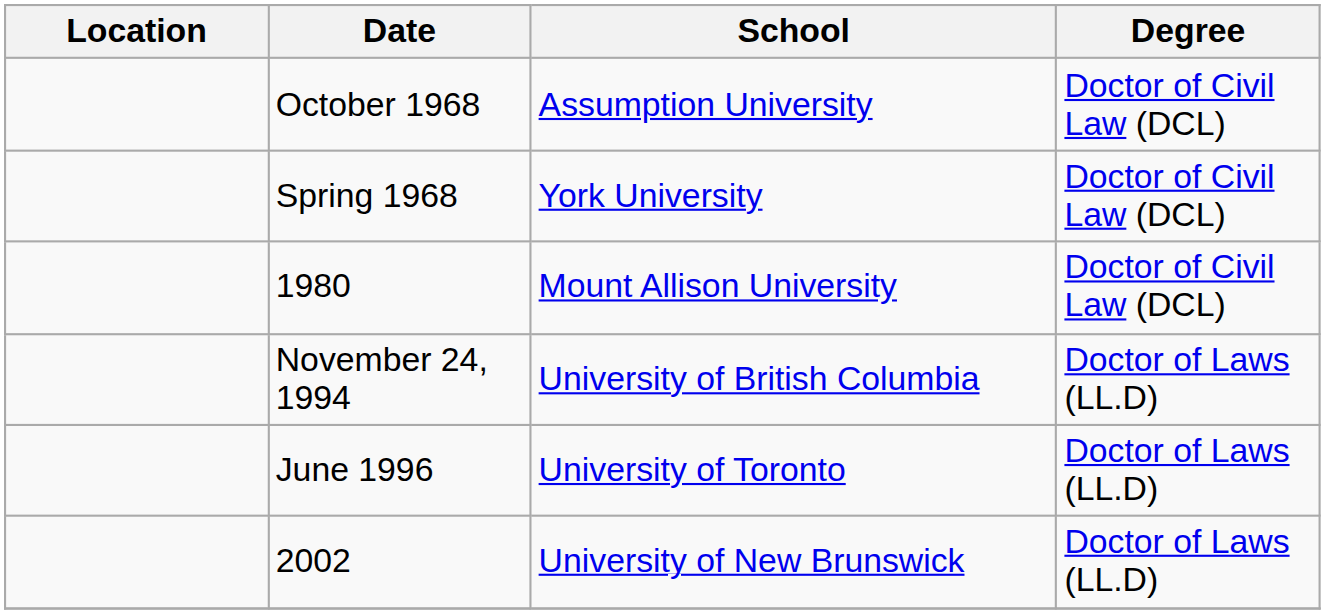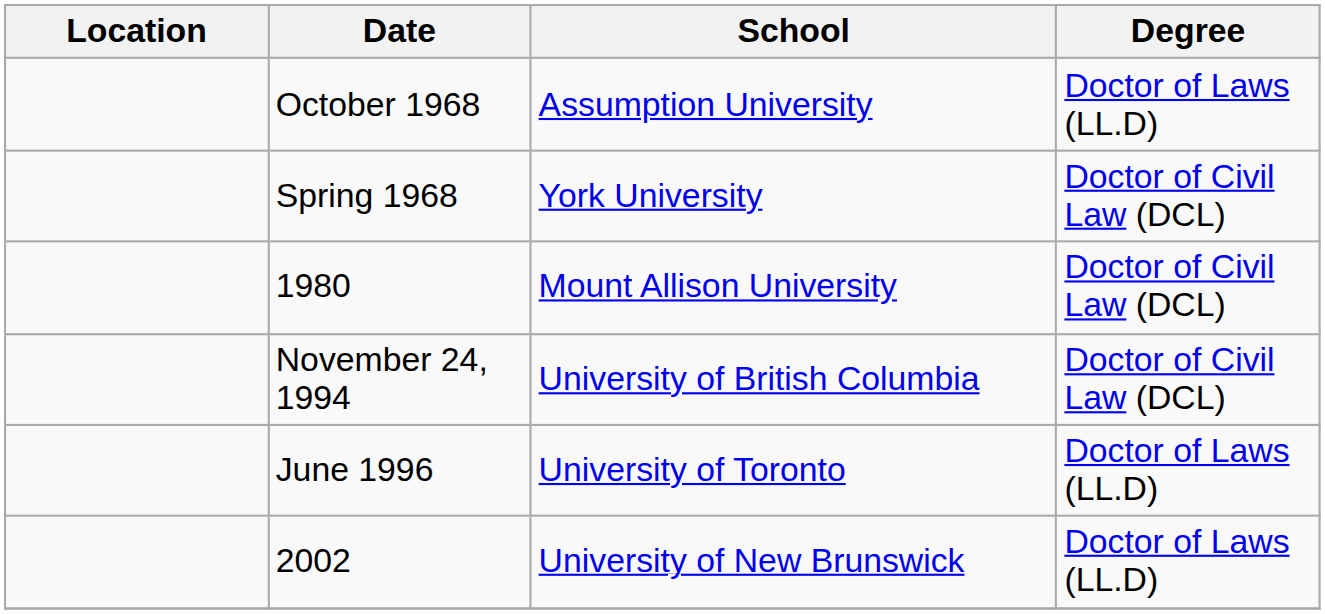(1169, 103) Doctor of Civil Law (DCL) -> (1177, 103) Doctor of Laws (LL.D)
(1177, 378) Doctor of Laws (LL.D) -> (1169, 378) Doctor of Civil Law (DCL)
